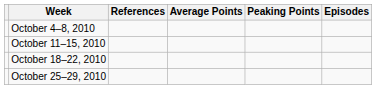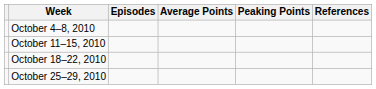columns swapped: (347, 12) <-> (138, 12)
